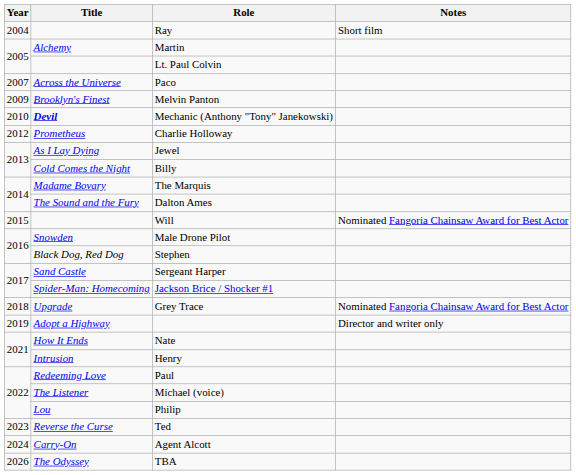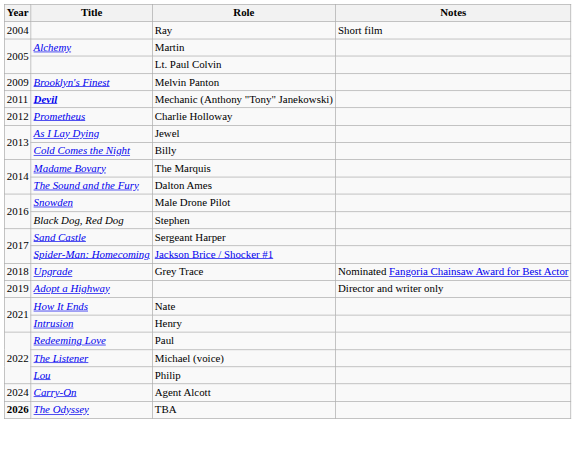- row: (165, 82)
(18, 116) 2010 -> (18, 99) 2011
- row: (164, 220)
- row: (163, 427)
(18, 461) normal -> (18, 409) bold
